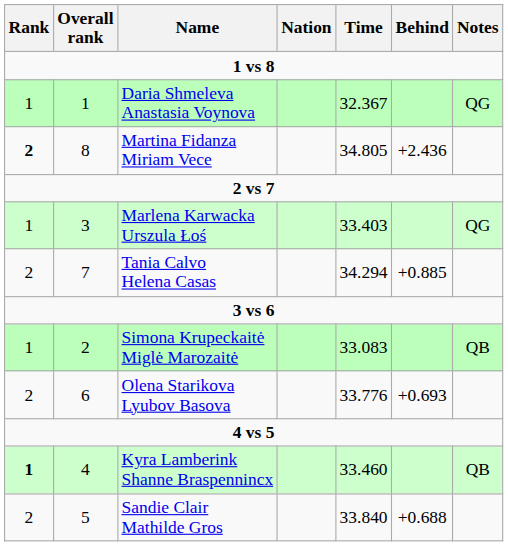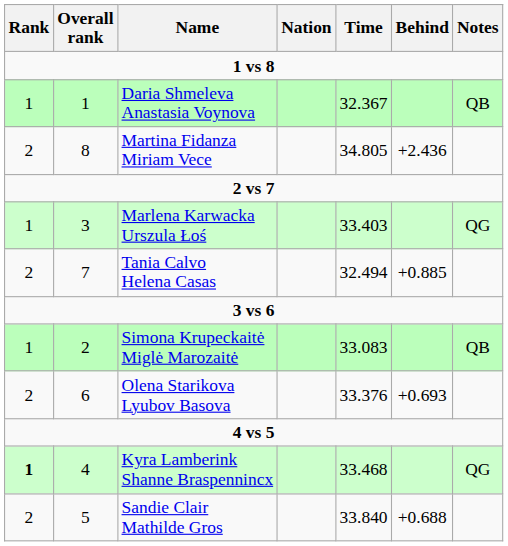(478, 103) QG -> (478, 103) QB
(29, 150) bold -> (29, 150) normal
(364, 272) 34.294 -> (364, 272) 32.494
(364, 394) 33.776 -> (364, 394) 33.376
(364, 469) 33.460 -> (364, 469) 33.468
(478, 469) QB -> (478, 469) QG
